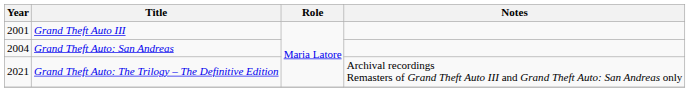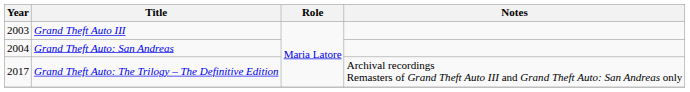(18, 30) 2001 -> (18, 30) 2003
(18, 71) 2021 -> (18, 71) 2017
